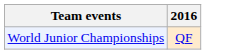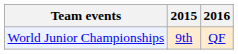+ column: (184, 15)
